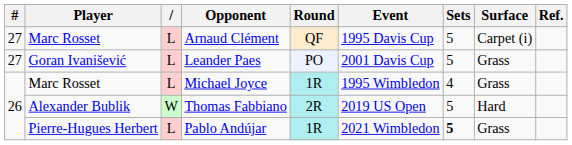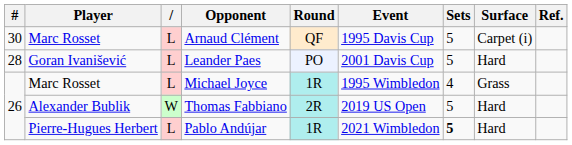(15, 38) 27 -> (15, 38) 30
(15, 60) 27 -> (15, 60) 28
(493, 60) Grass -> (491, 60) Hard
(493, 128) Grass -> (491, 128) Hard
